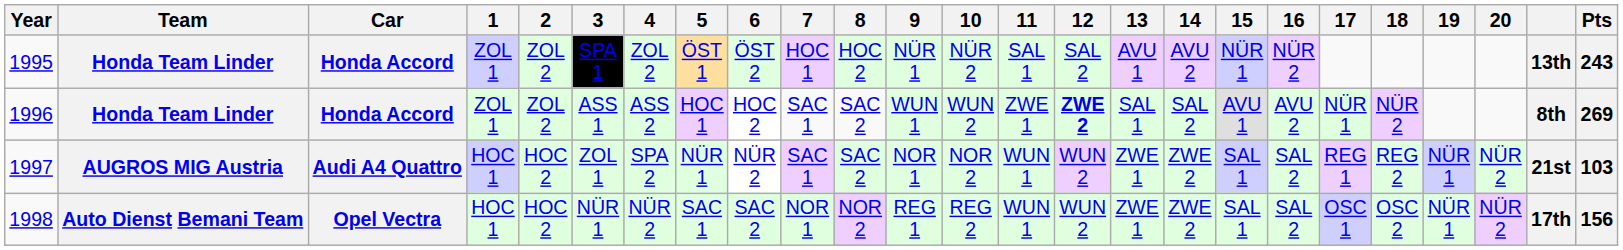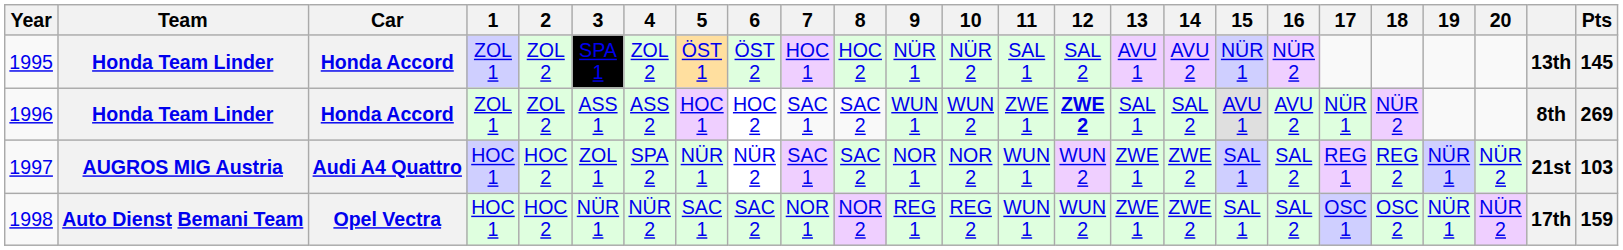(1597, 61) 243 -> (1597, 61) 145
(1597, 219) 156 -> (1597, 219) 159
